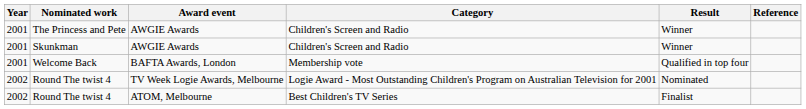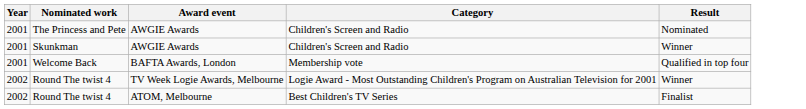- column: (776, 12)
(677, 29) Winner -> (685, 29) Nominated
(685, 79) Nominated -> (677, 79) Winner
